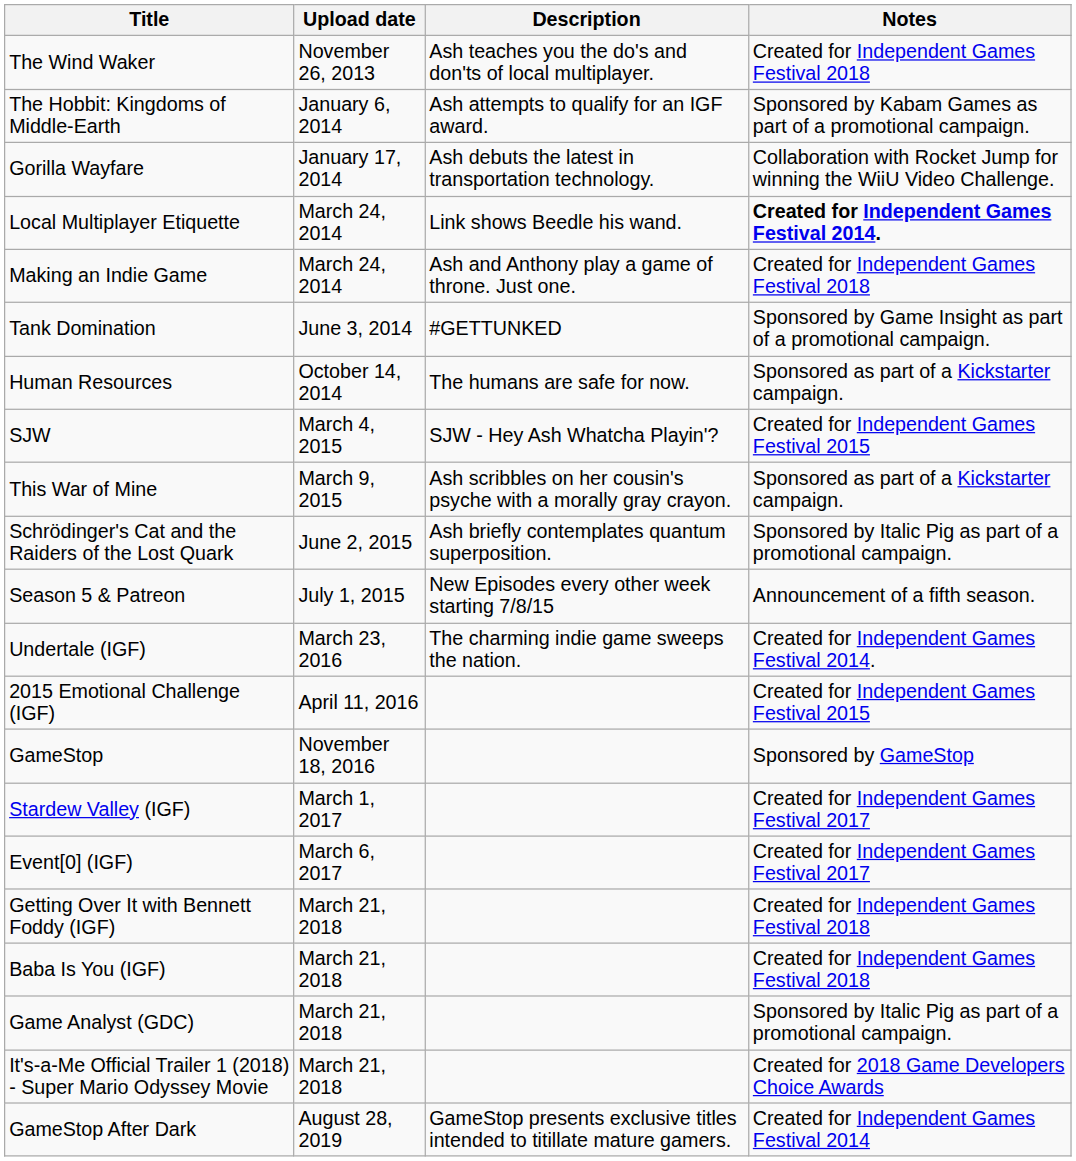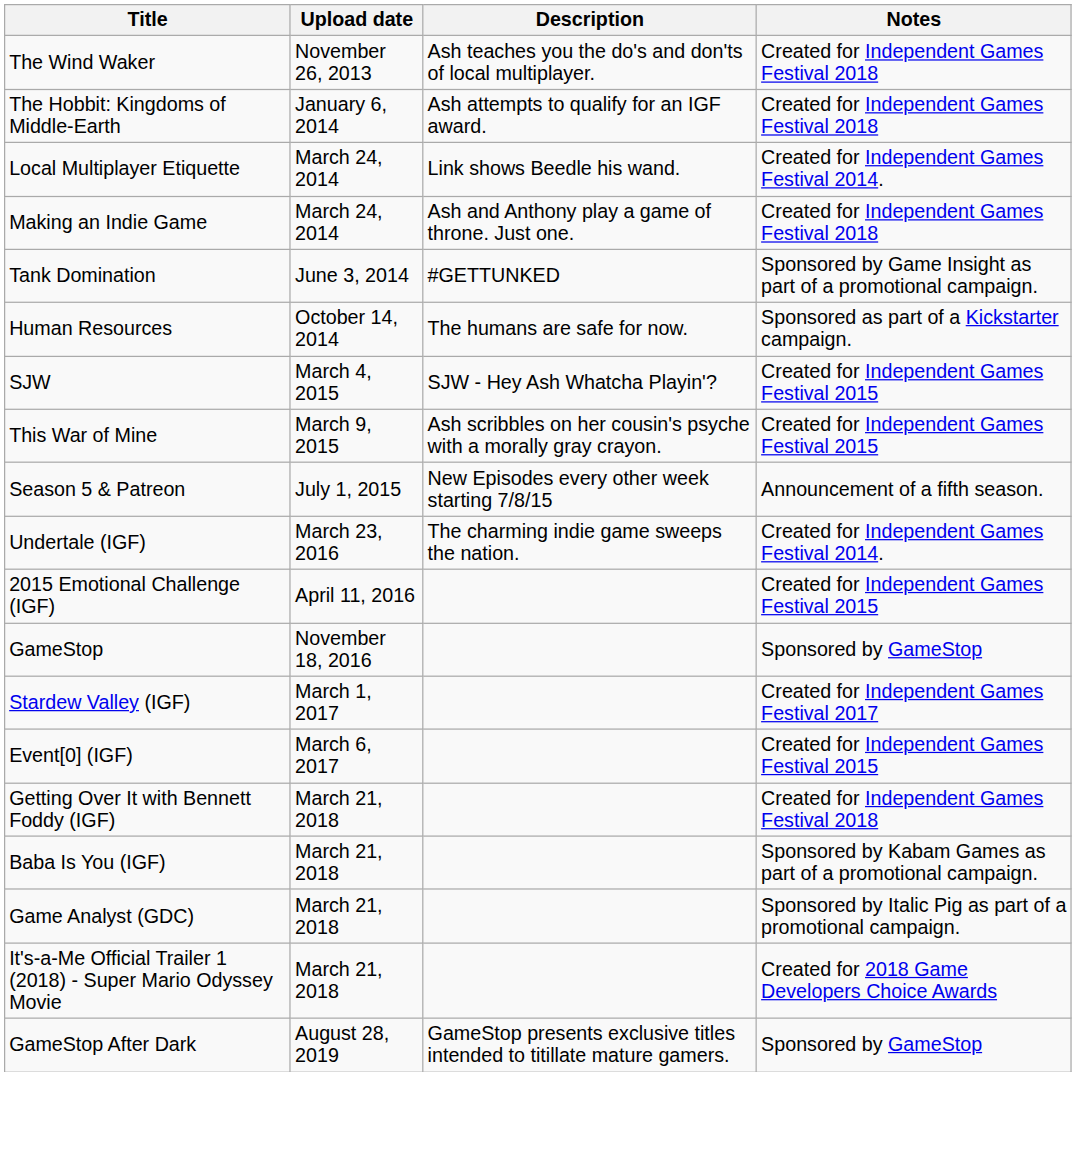(895, 115) Sponsored by Kabam Games as part of a promotional campaign. -> (902, 115) Created for Independent Games Festival 2018
- row: (77, 169)
(902, 222) bold -> (902, 169) normal
(902, 489) Sponsored as part of a Kickstarter campaign. -> (902, 435) Created for Independent Games Festival 2015
- row: (123, 542)
(894, 862) Created for Independent Games Festival 2017 -> (902, 755) Created for Independent Games Festival 2015
(894, 969) Created for Independent Games Festival 2018 -> (903, 862) Sponsored by Kabam Games as part of a promotional campaign.
(894, 1129) Created for Independent Games Festival 2014 -> (872, 1044) Sponsored by GameStop
